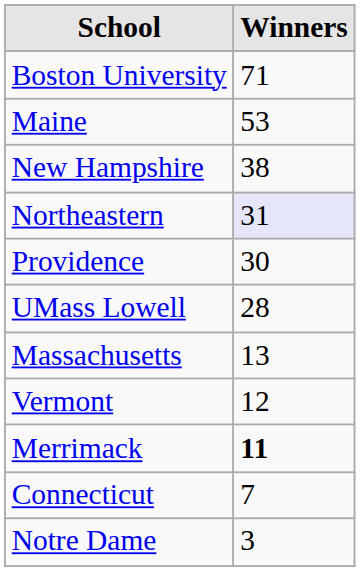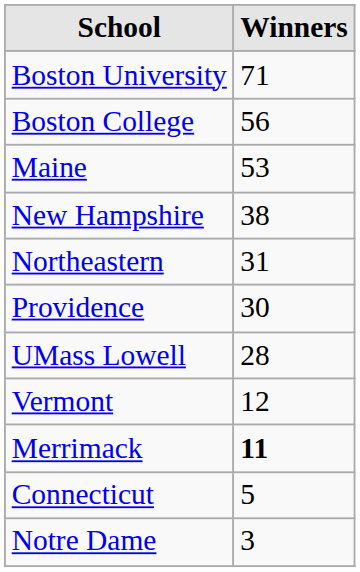+ row: (103, 121)
(255, 214) lavender background -> (255, 261) no background
- row: (97, 354)
(248, 494) 7 -> (248, 494) 5
